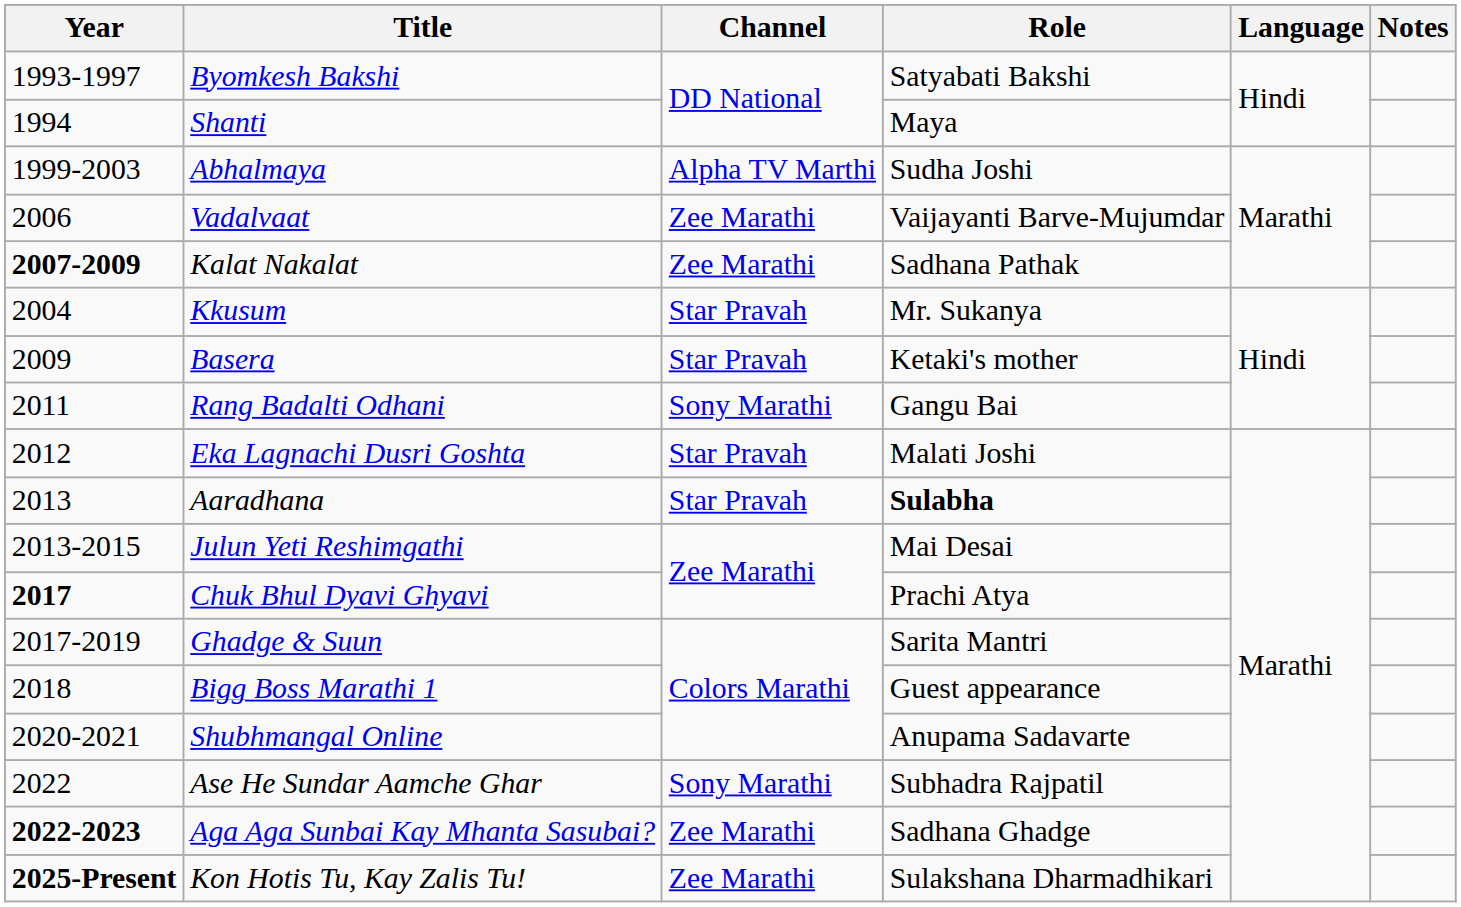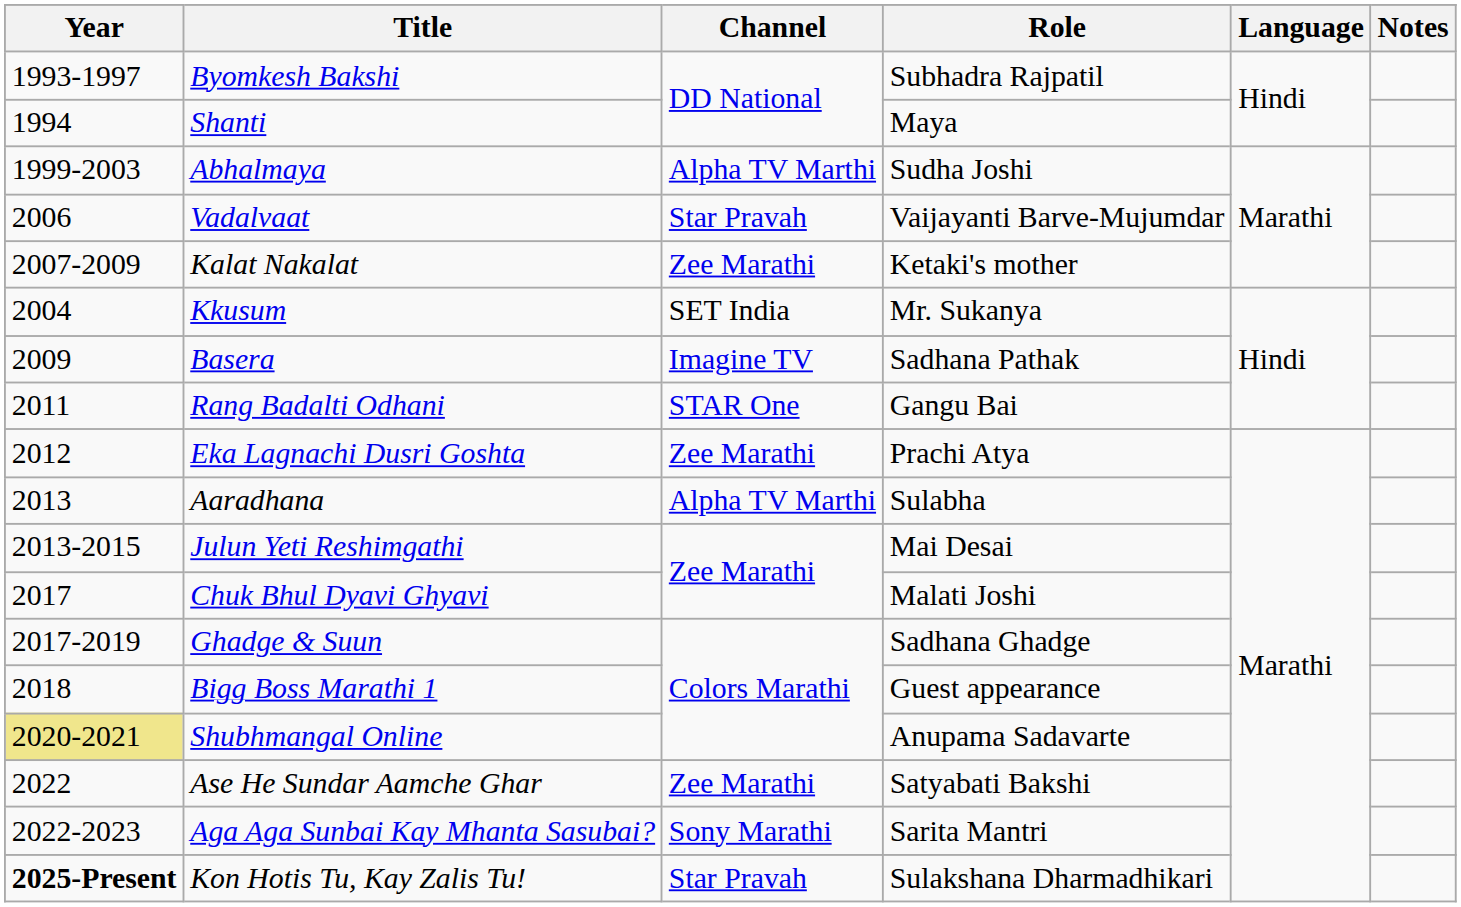(990, 75) Satyabati Bakshi -> (997, 75) Subhadra Rajpatil
(742, 216) Zee Marathi -> (738, 216) Star Pravah
(76, 264) bold -> (76, 264) normal
(984, 264) Sadhana Pathak -> (984, 264) Ketaki's mother
(738, 311) Star Pravah -> (729, 311) SET India
(738, 358) Star Pravah -> (741, 358) Imagine TV
(984, 358) Ketaki's mother -> (984, 358) Sadhana Pathak
(750, 405) Sony Marathi -> (734, 405) STAR One
(738, 452) Star Pravah -> (742, 452) Zee Marathi
(963, 452) Malati Joshi -> (960, 452) Prachi Atya
(738, 500) Star Pravah -> (772, 500) Alpha TV Marthi
(942, 500) bold -> (938, 500) normal
(42, 594) bold -> (42, 594) normal
(960, 594) Prachi Atya -> (963, 594) Malati Joshi
(969, 641) Sarita Mantri -> (990, 641) Sadhana Ghadge
(76, 736) no background -> (76, 736) khaki background
(750, 783) Sony Marathi -> (742, 783) Zee Marathi
(997, 783) Subhadra Rajpatil -> (990, 783) Satyabati Bakshi
(76, 830) bold -> (76, 830) normal
(742, 830) Zee Marathi -> (750, 830) Sony Marathi
(990, 830) Sadhana Ghadge -> (969, 830) Sarita Mantri
(742, 877) Zee Marathi -> (738, 877) Star Pravah
